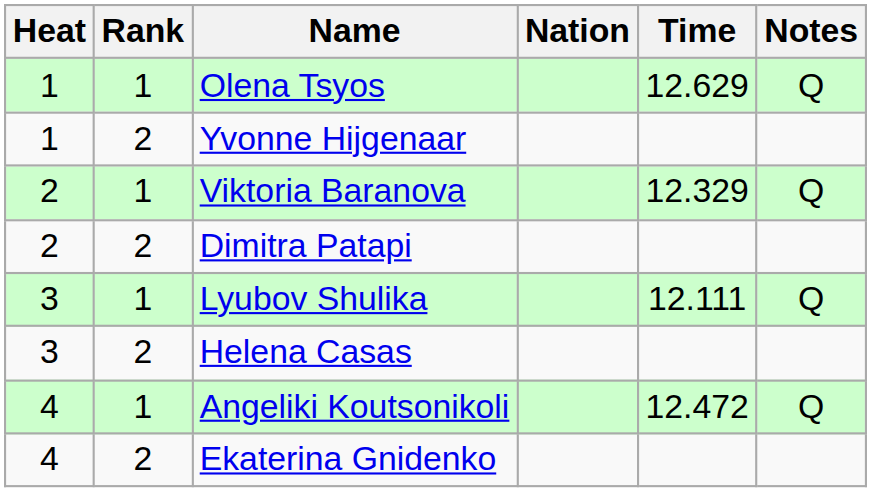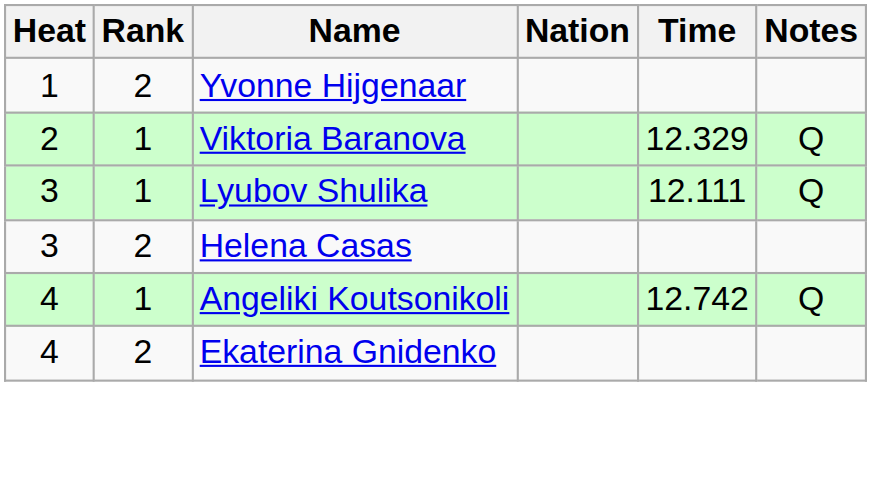- row: (292, 84)
- row: (306, 245)
(697, 406) 12.472 -> (697, 298) 12.742
